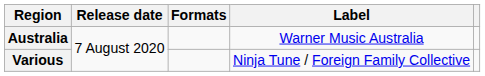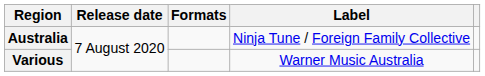(352, 37) Warner Music Australia -> (352, 37) Ninja Tune / Foreign Family Collective
(352, 60) Ninja Tune / Foreign Family Collective -> (352, 60) Warner Music Australia
